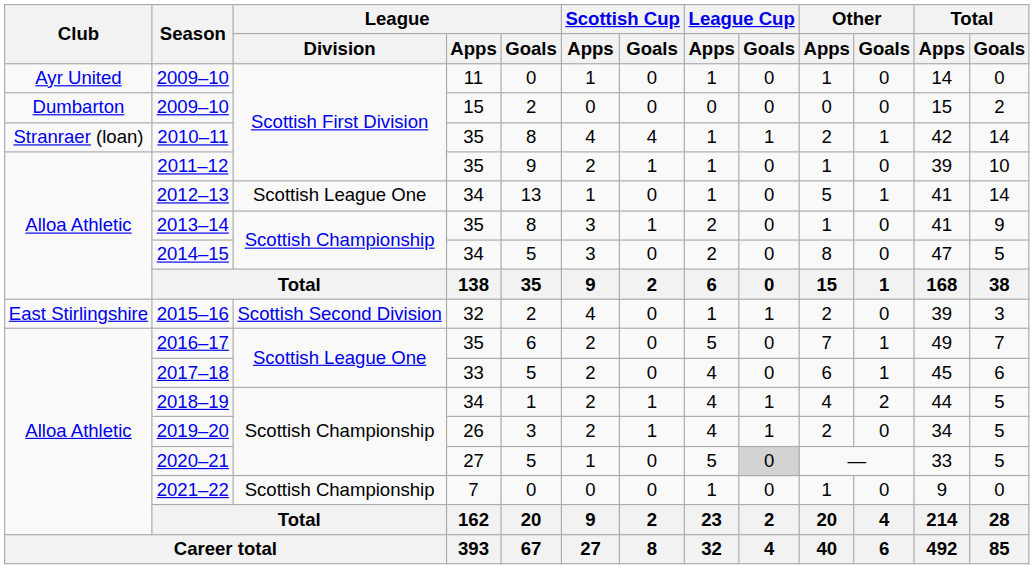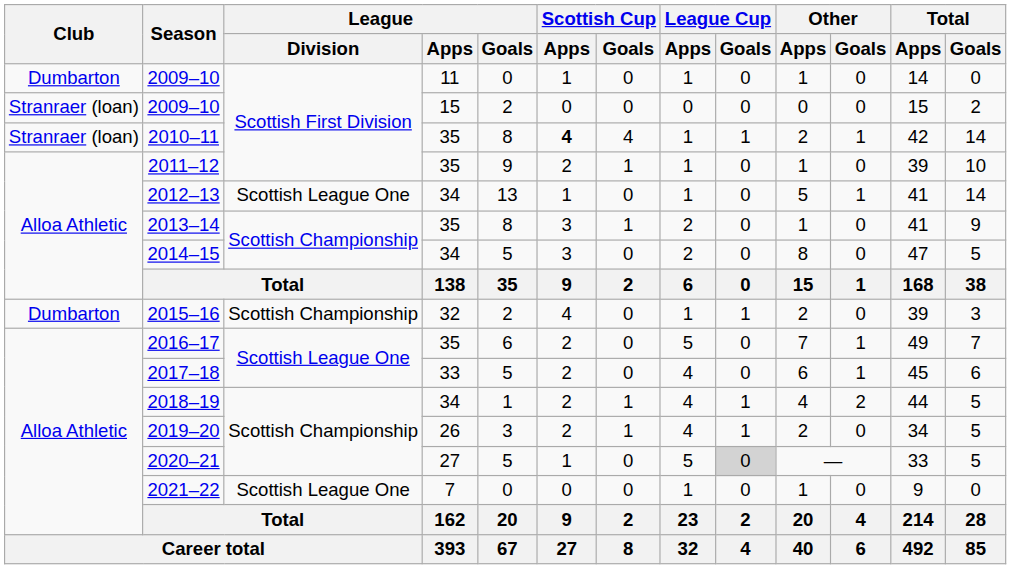(78, 78) Ayr United -> (74, 78) Dumbarton
(78, 107) Dumbarton -> (74, 107) Stranraer (loan)
(590, 136) normal -> (567, 136) bold
(78, 313) East Stirlingshire -> (74, 313) Dumbarton
(340, 313) Scottish Second Division -> (323, 313) Scottish Championship
(340, 490) Scottish Championship -> (323, 490) Scottish League One
